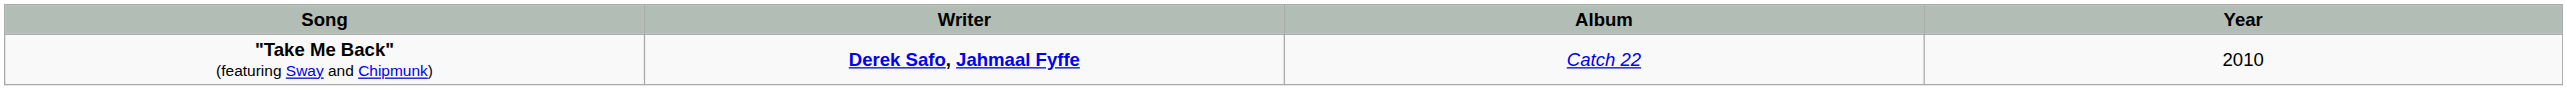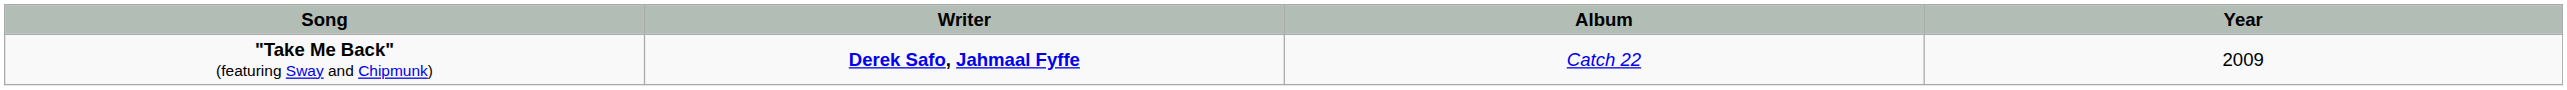(2243, 59) 2010 -> (2243, 59) 2009
